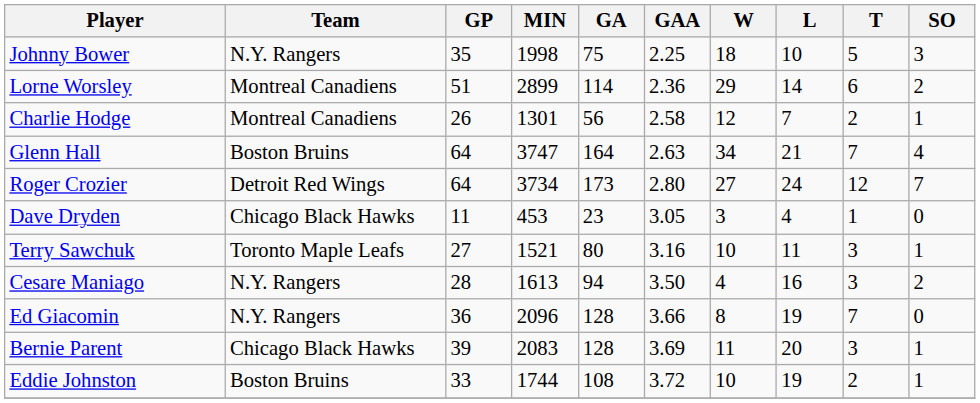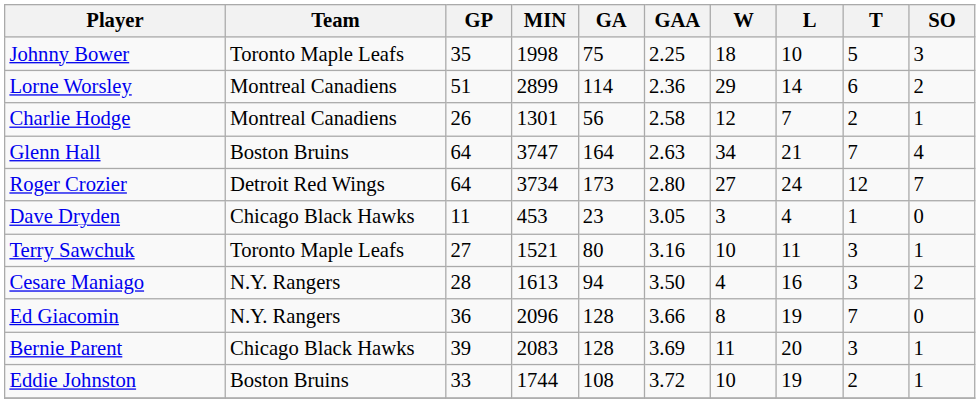(285, 53) N.Y. Rangers -> (317, 53) Toronto Maple Leafs
